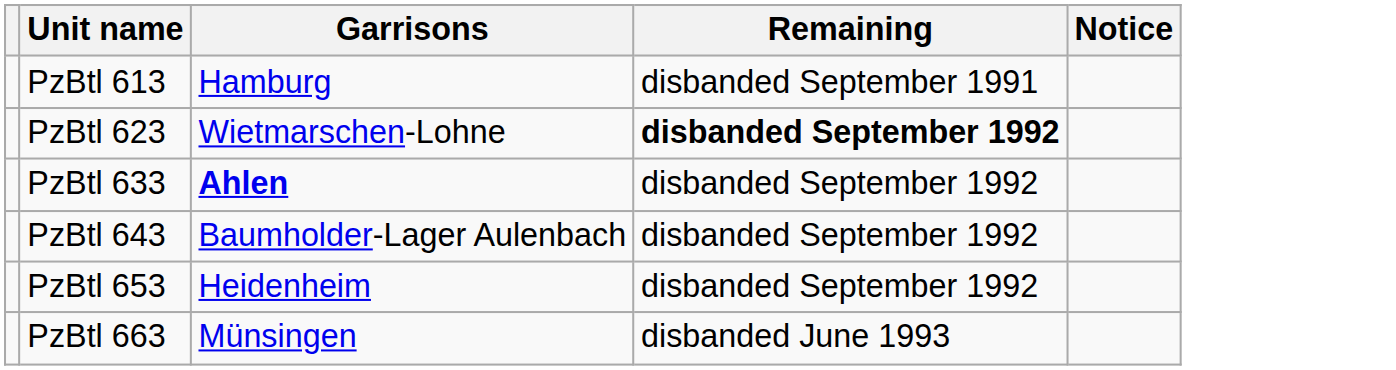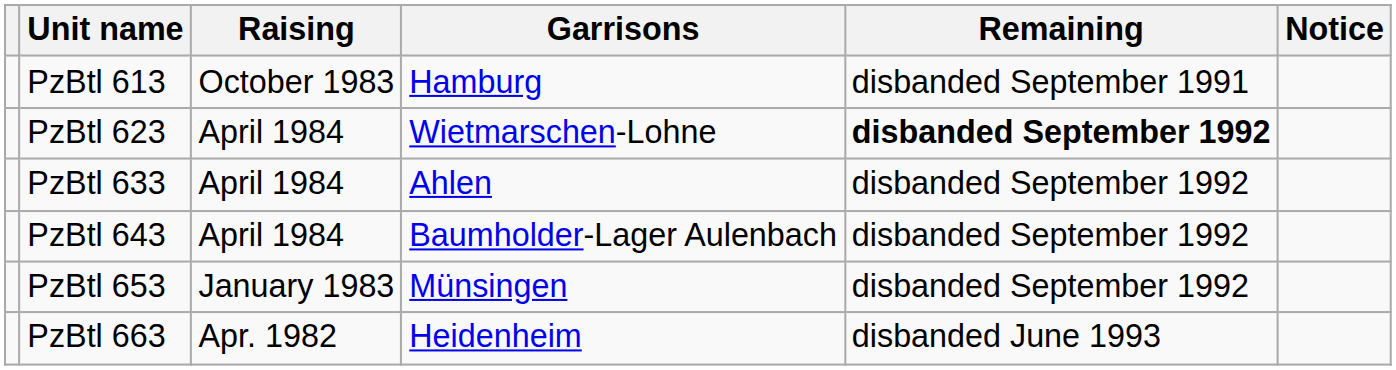+ column: (296, 30)
(243, 183) bold -> (451, 183) normal
(285, 286) Heidenheim -> (488, 286) Münsingen
(278, 337) Münsingen -> (496, 337) Heidenheim
